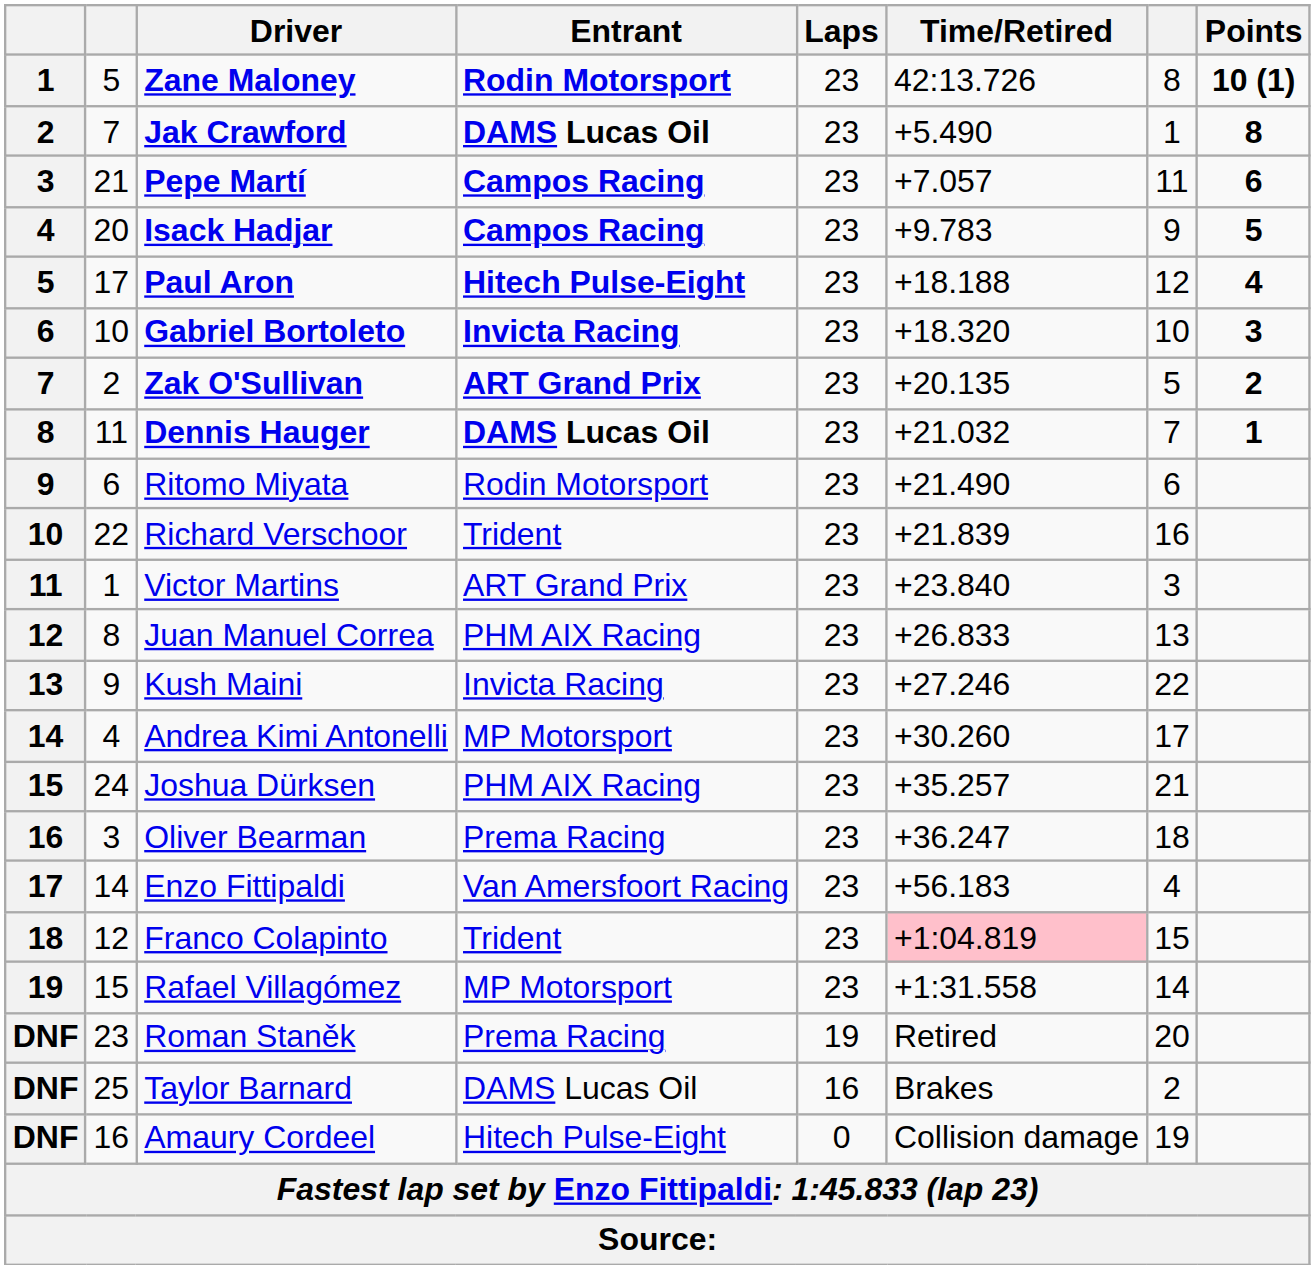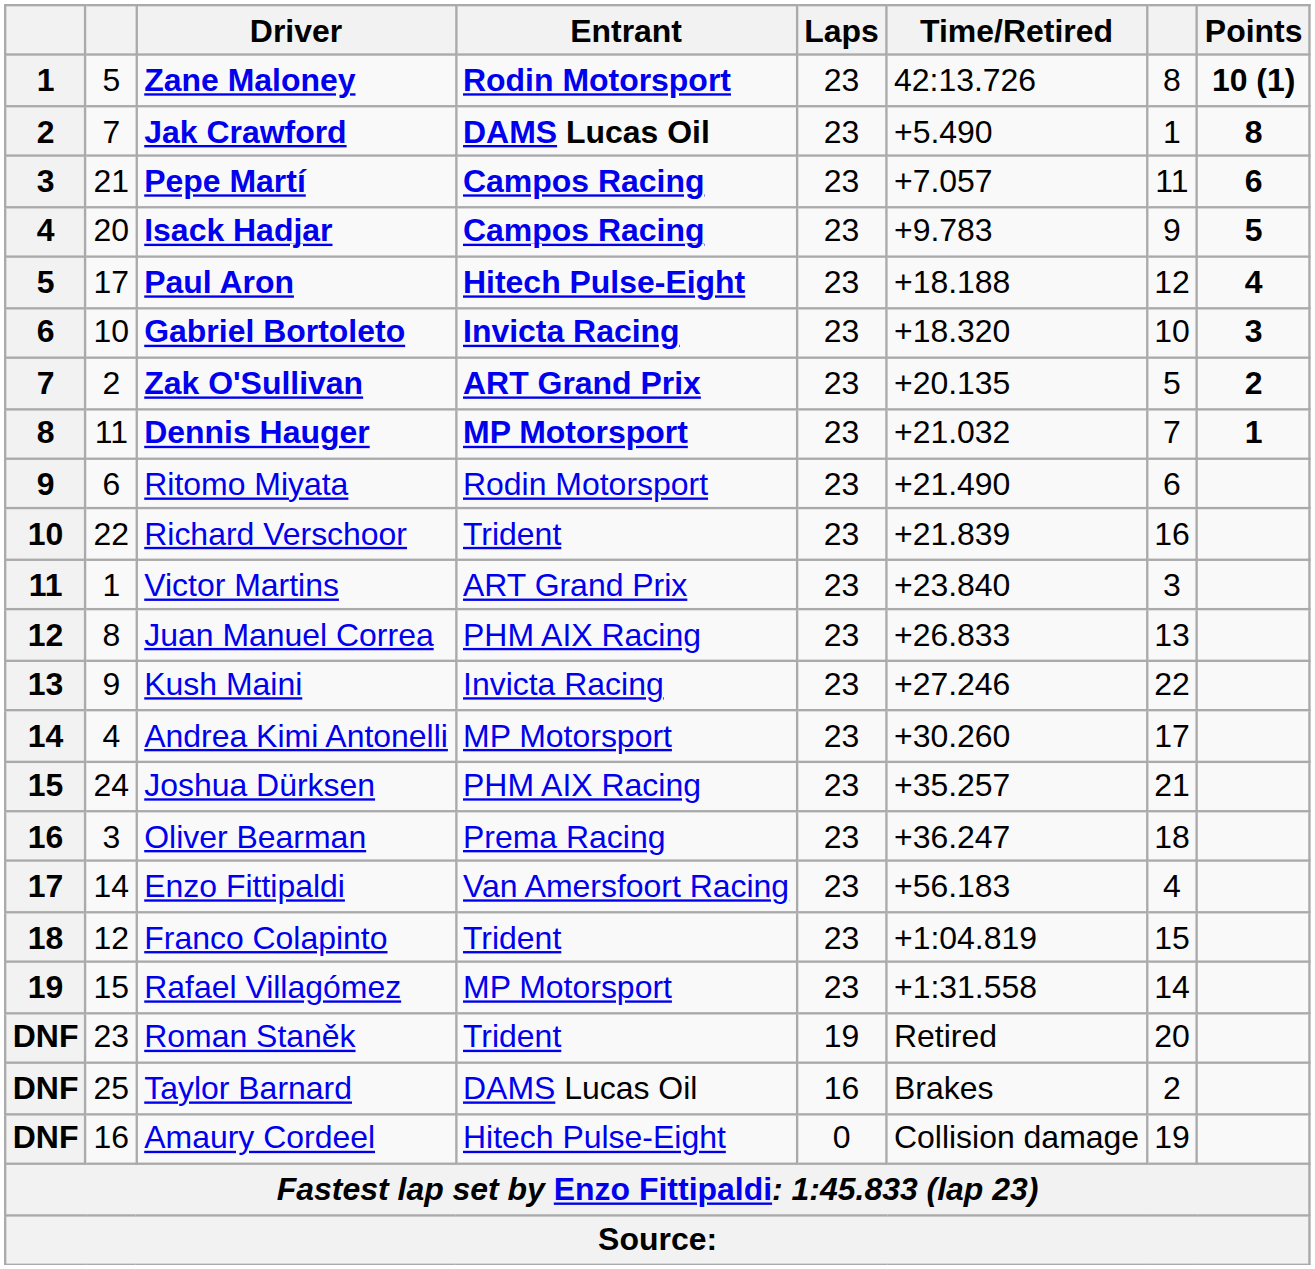(586, 433) DAMS Lucas Oil -> (575, 433) MP Motorsport
(965, 937) pink background -> (965, 937) no background
(564, 1038) Prema Racing -> (512, 1038) Trident
